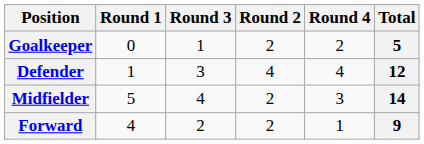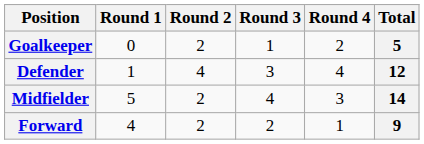columns swapped: (270, 17) <-> (201, 17)
